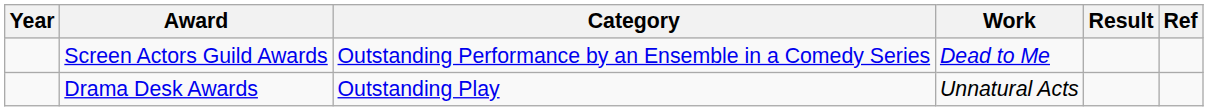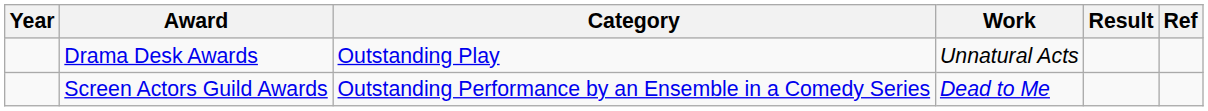rows swapped: (161, 88) <-> (196, 55)
